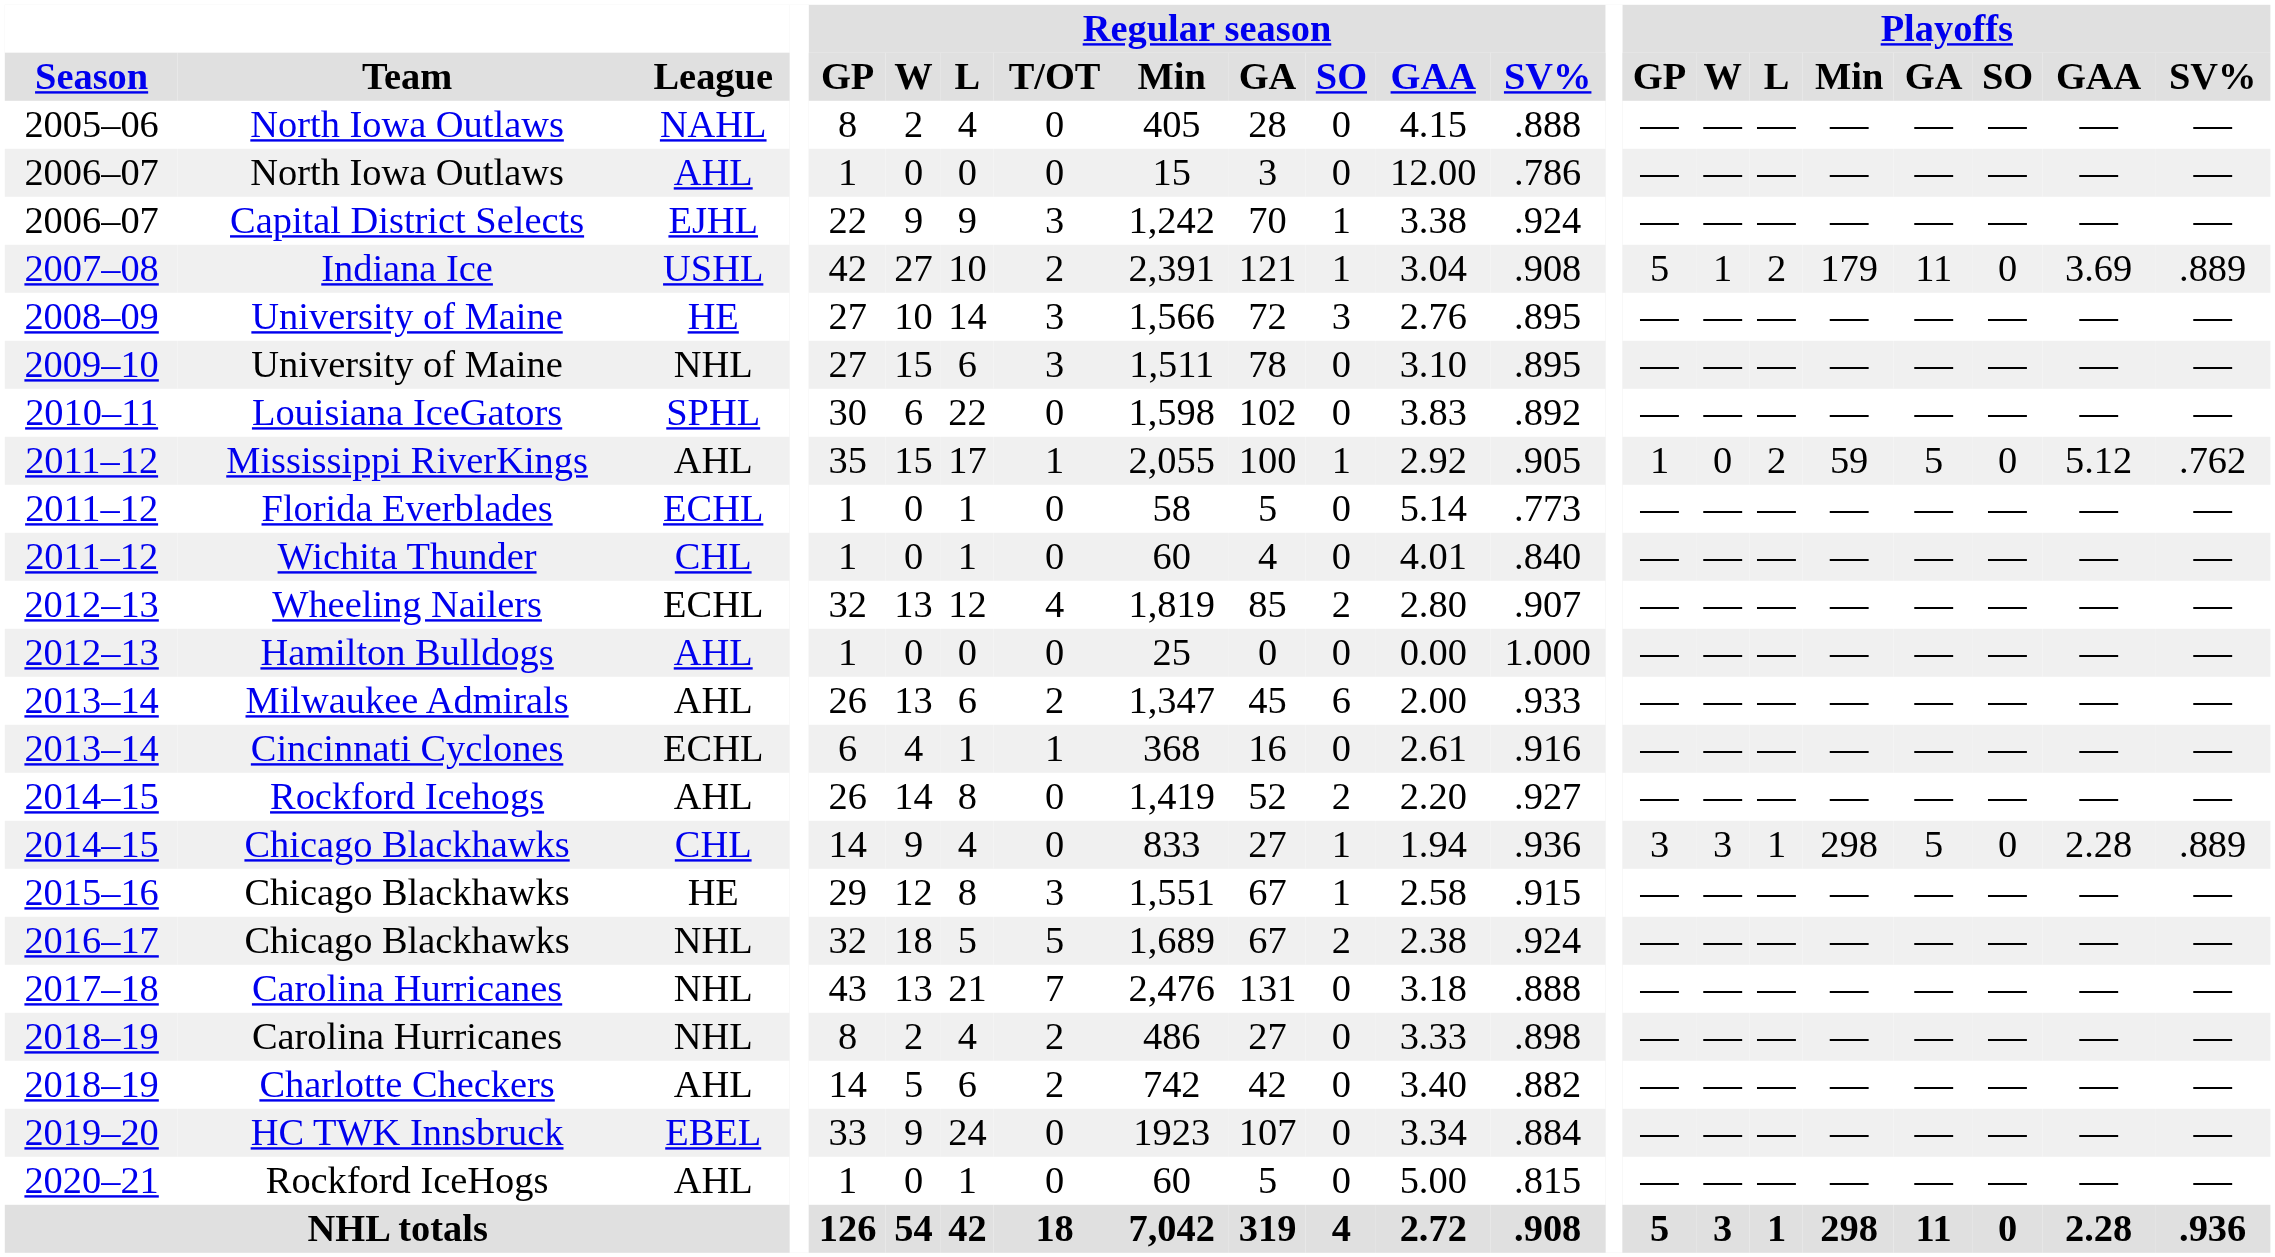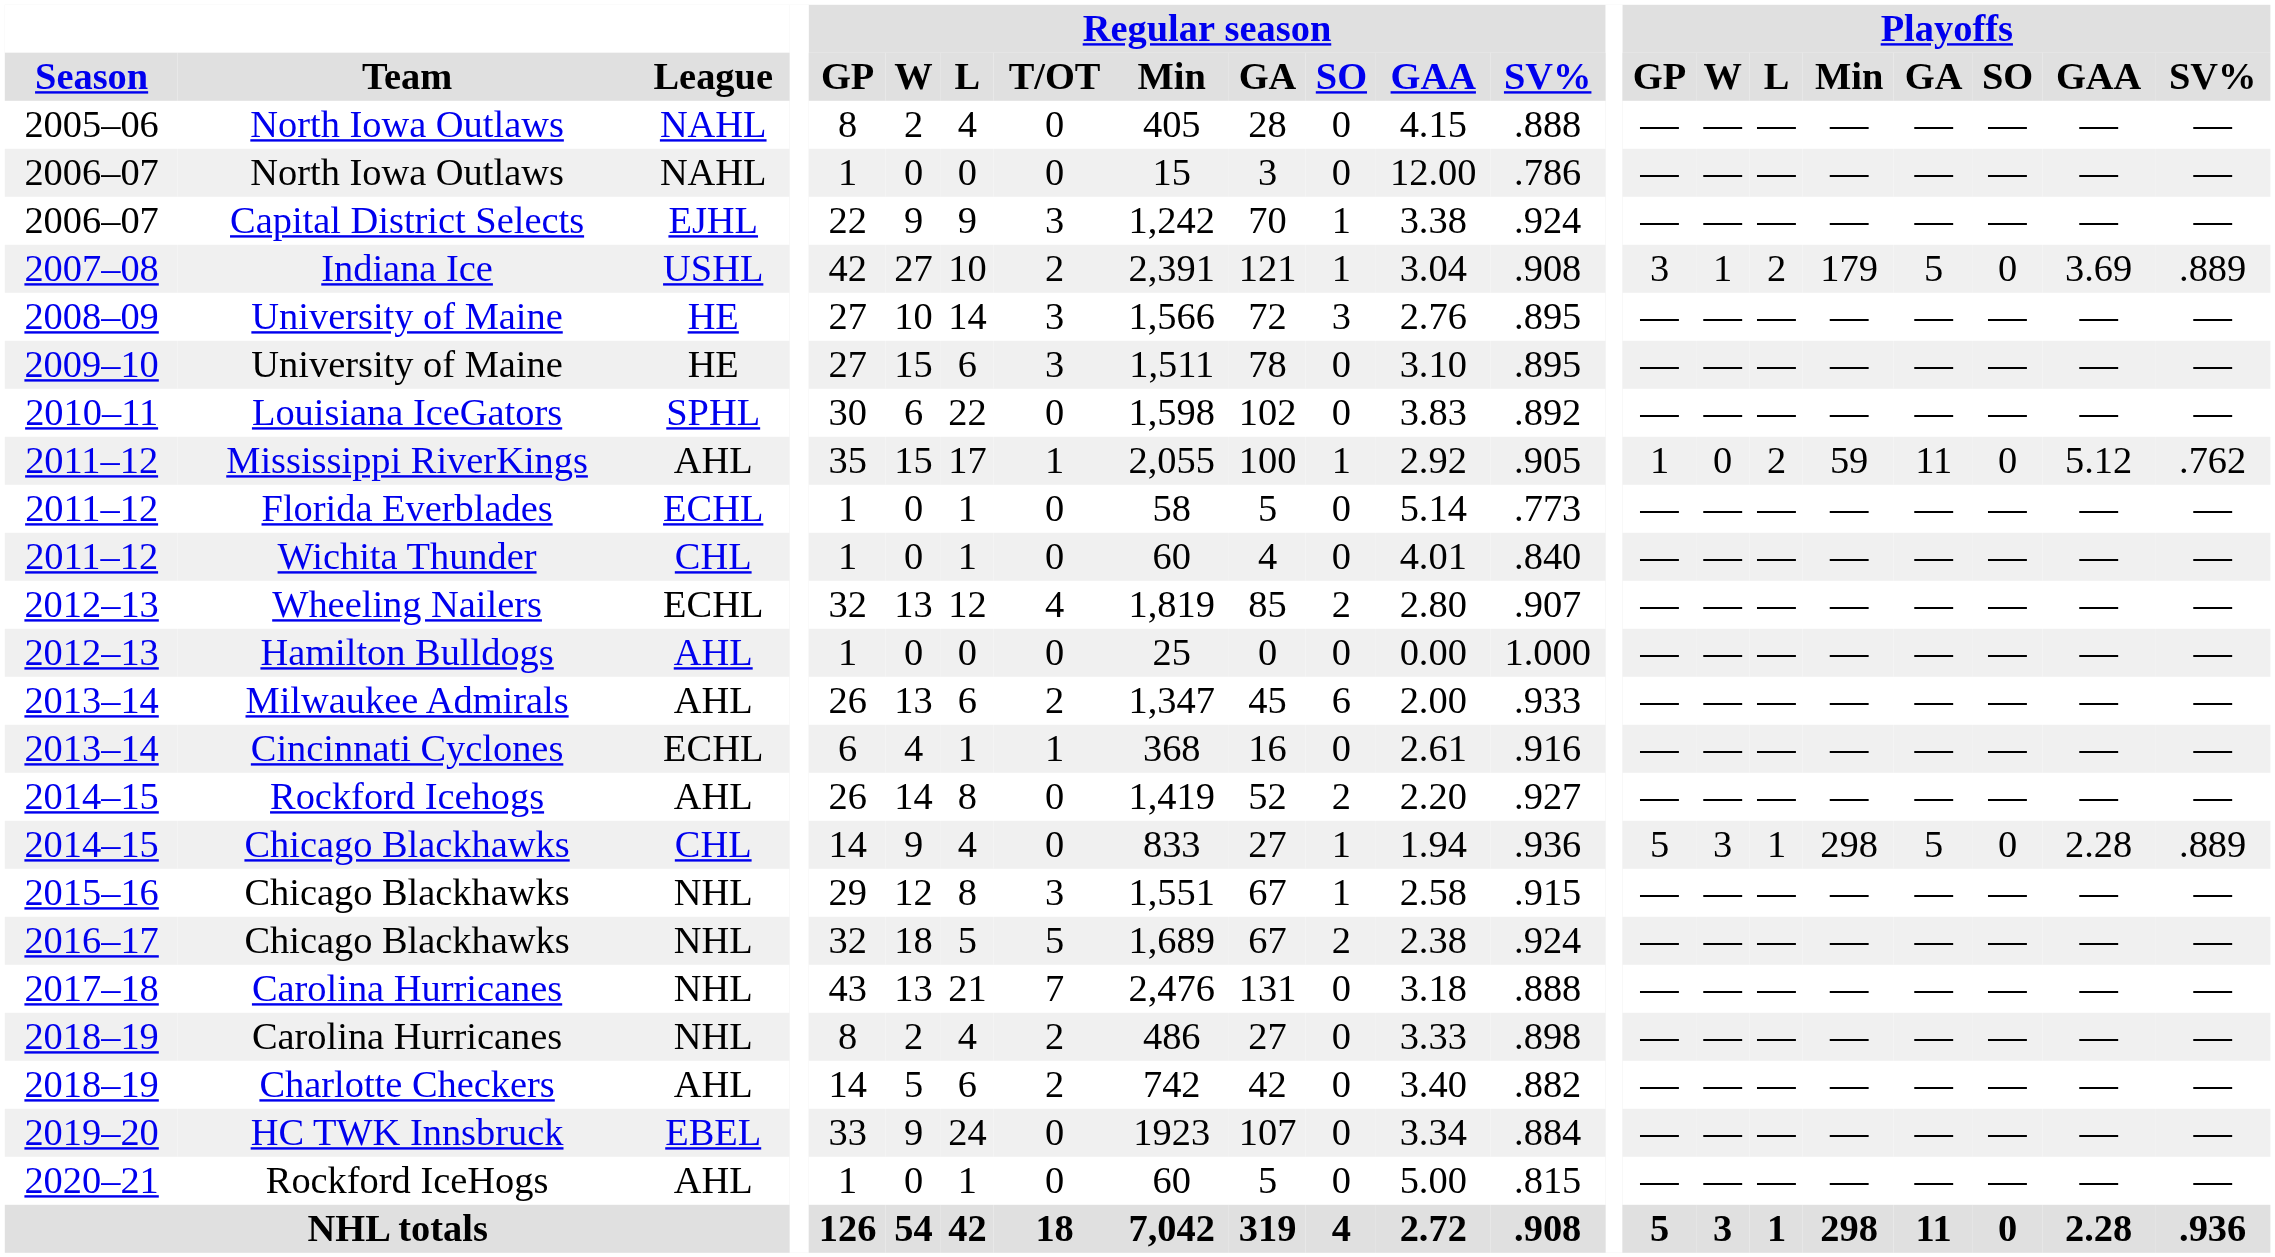(713, 172) AHL -> (713, 172) NAHL
(1659, 268) 5 -> (1659, 268) 3
(1934, 268) 11 -> (1934, 268) 5
(713, 364) NHL -> (713, 364) HE
(1934, 460) 5 -> (1934, 460) 11
(1659, 844) 3 -> (1659, 844) 5
(713, 892) HE -> (713, 892) NHL
